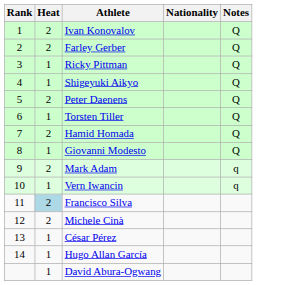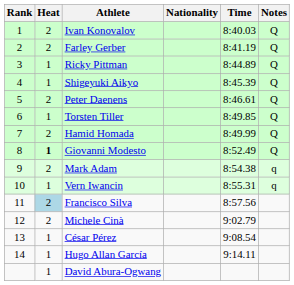+ column: (240, 13)
(48, 151) normal -> (48, 151) bold
